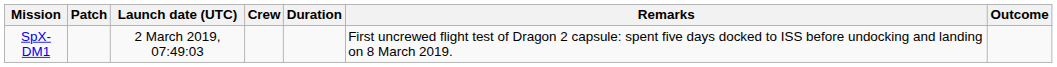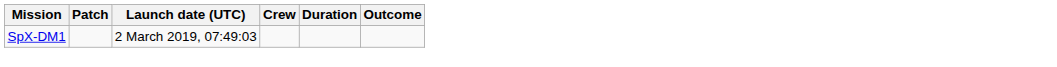- column: (666, 15)
